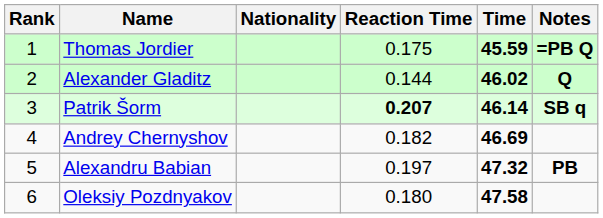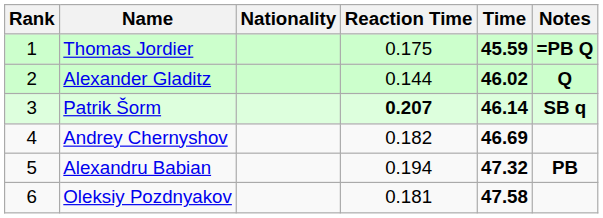(409, 167) 0.197 -> (409, 167) 0.194
(409, 197) 0.180 -> (409, 197) 0.181
